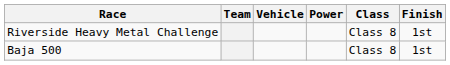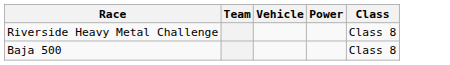- column: (422, 14)
